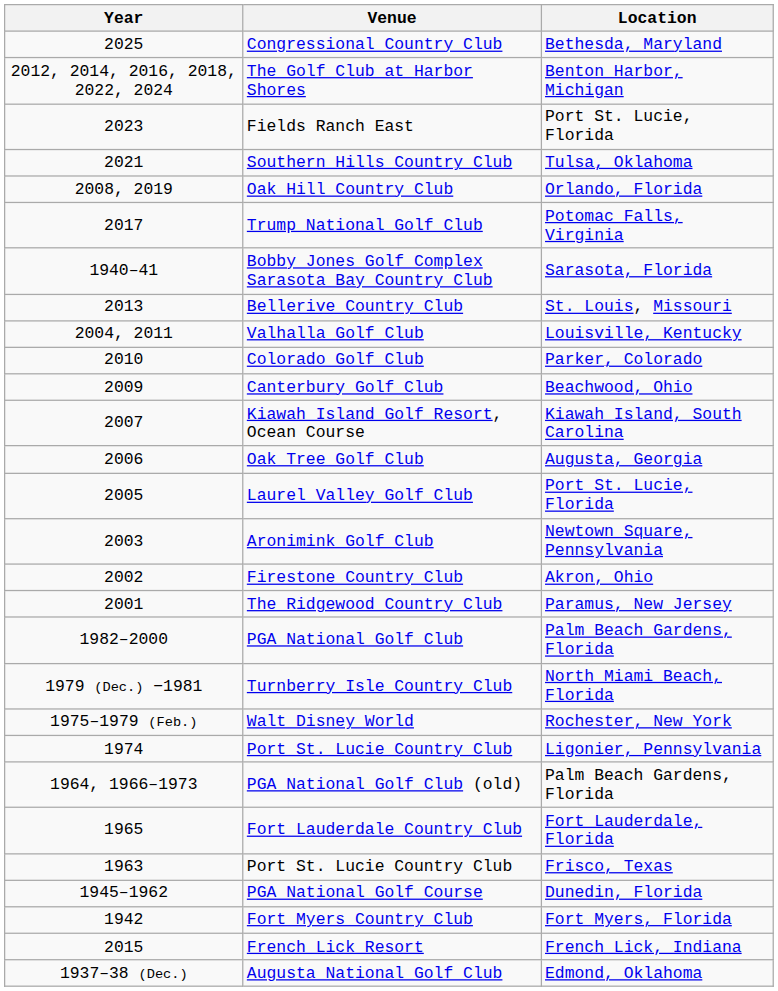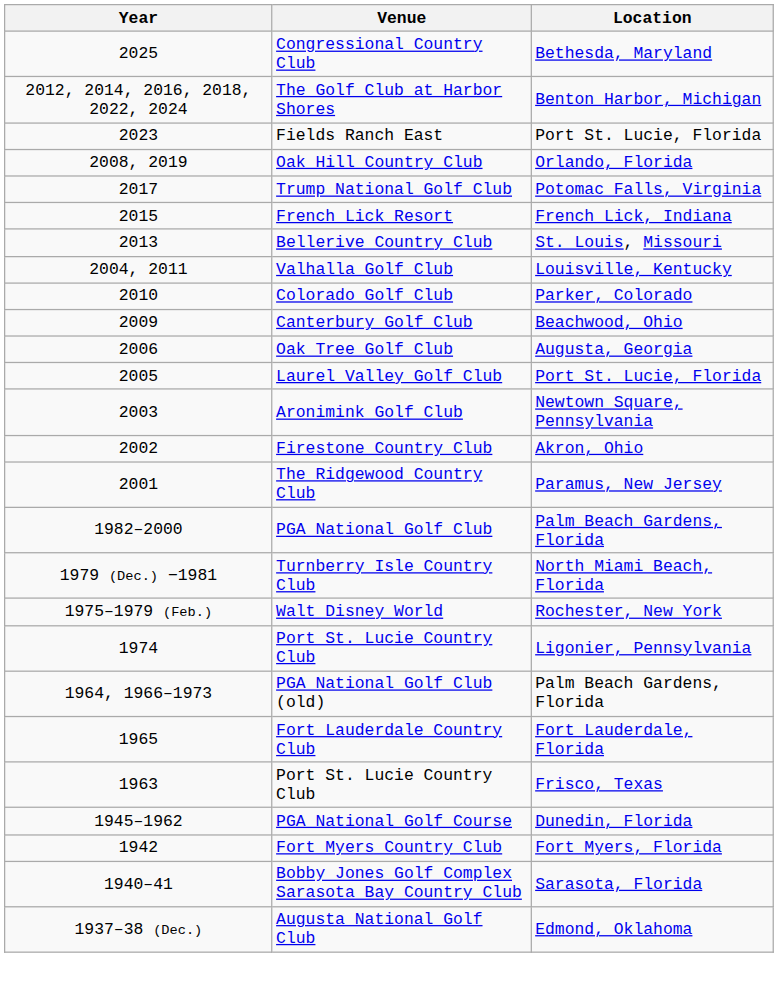- row: (124, 163)
rows swapped: (124, 947) <-> (124, 271)
- row: (124, 423)
